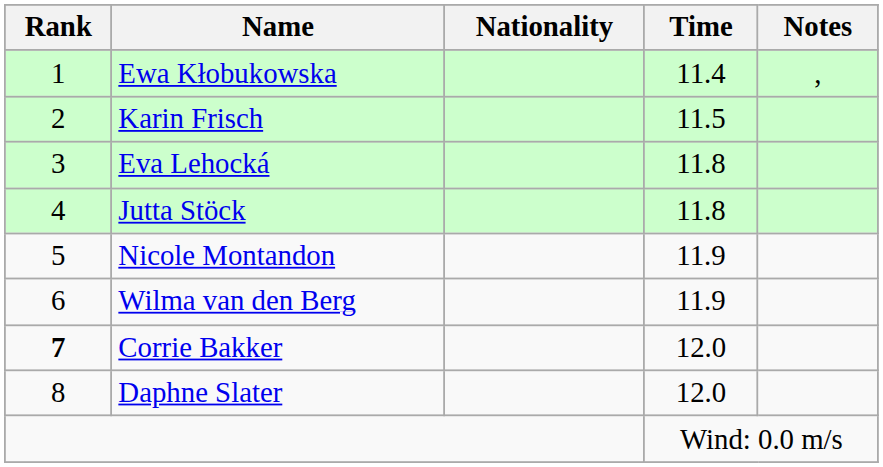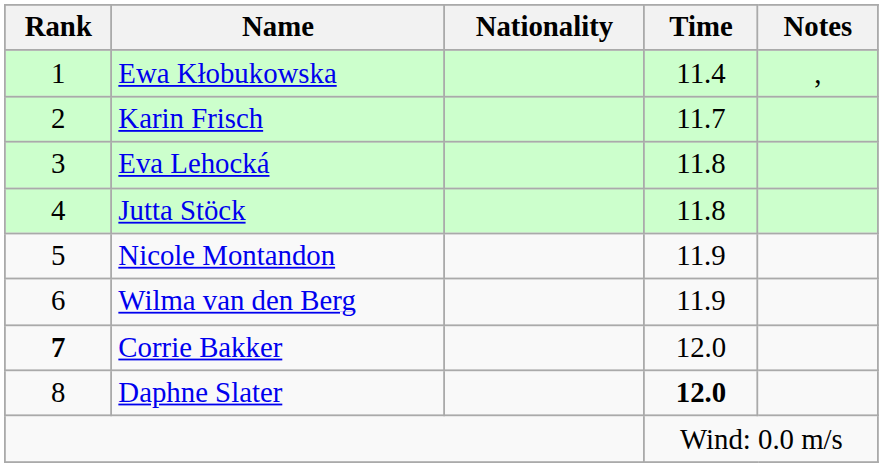(701, 118) 11.5 -> (701, 118) 11.7
(701, 392) normal -> (701, 392) bold
